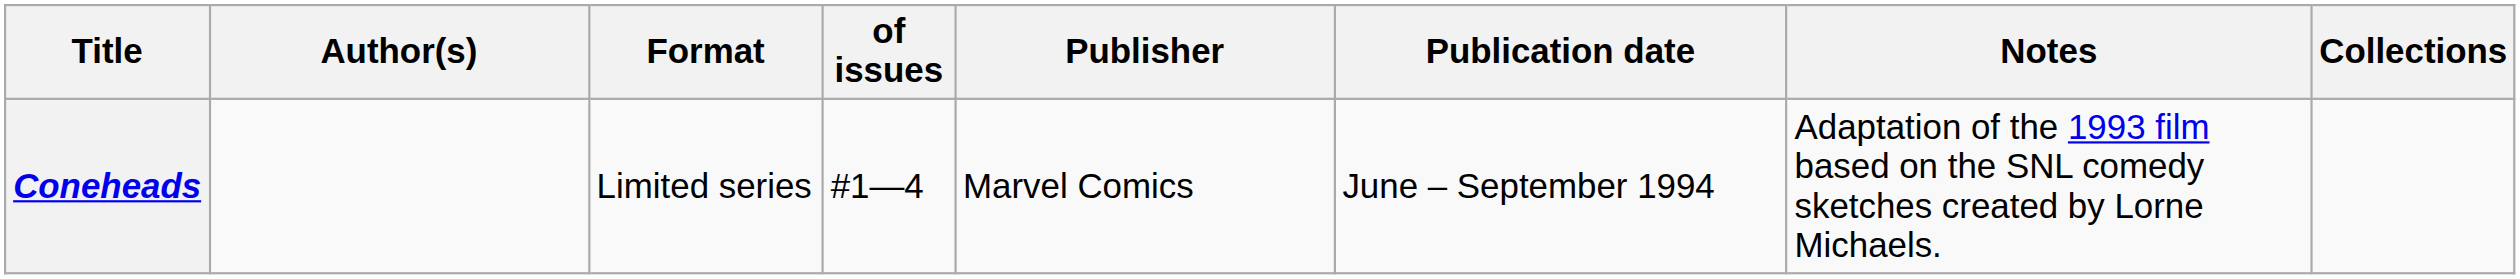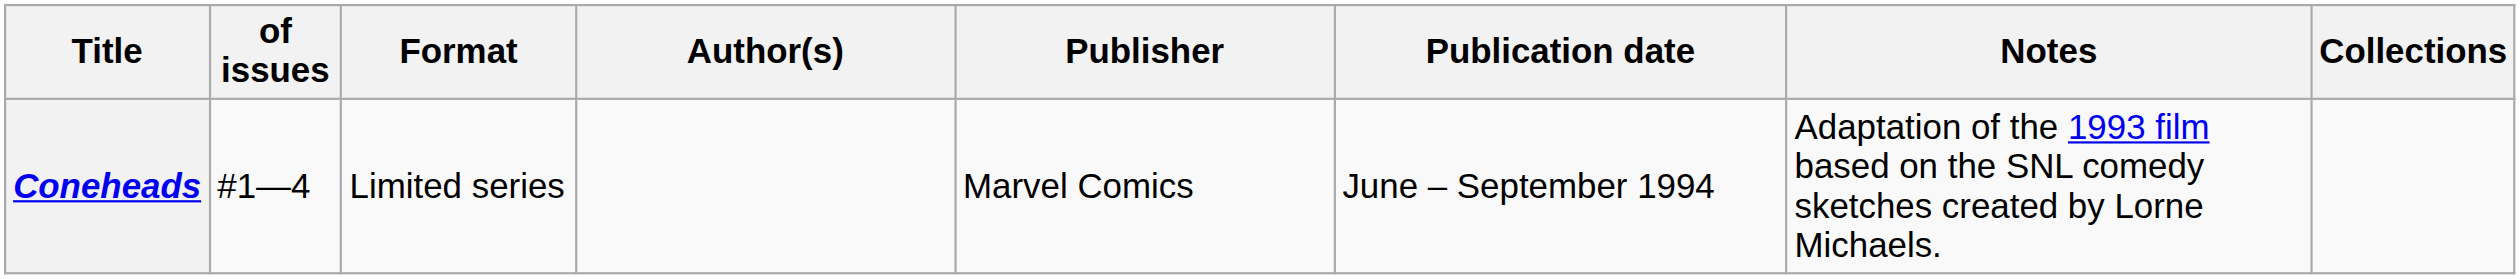columns swapped: (889, 51) <-> (399, 51)
